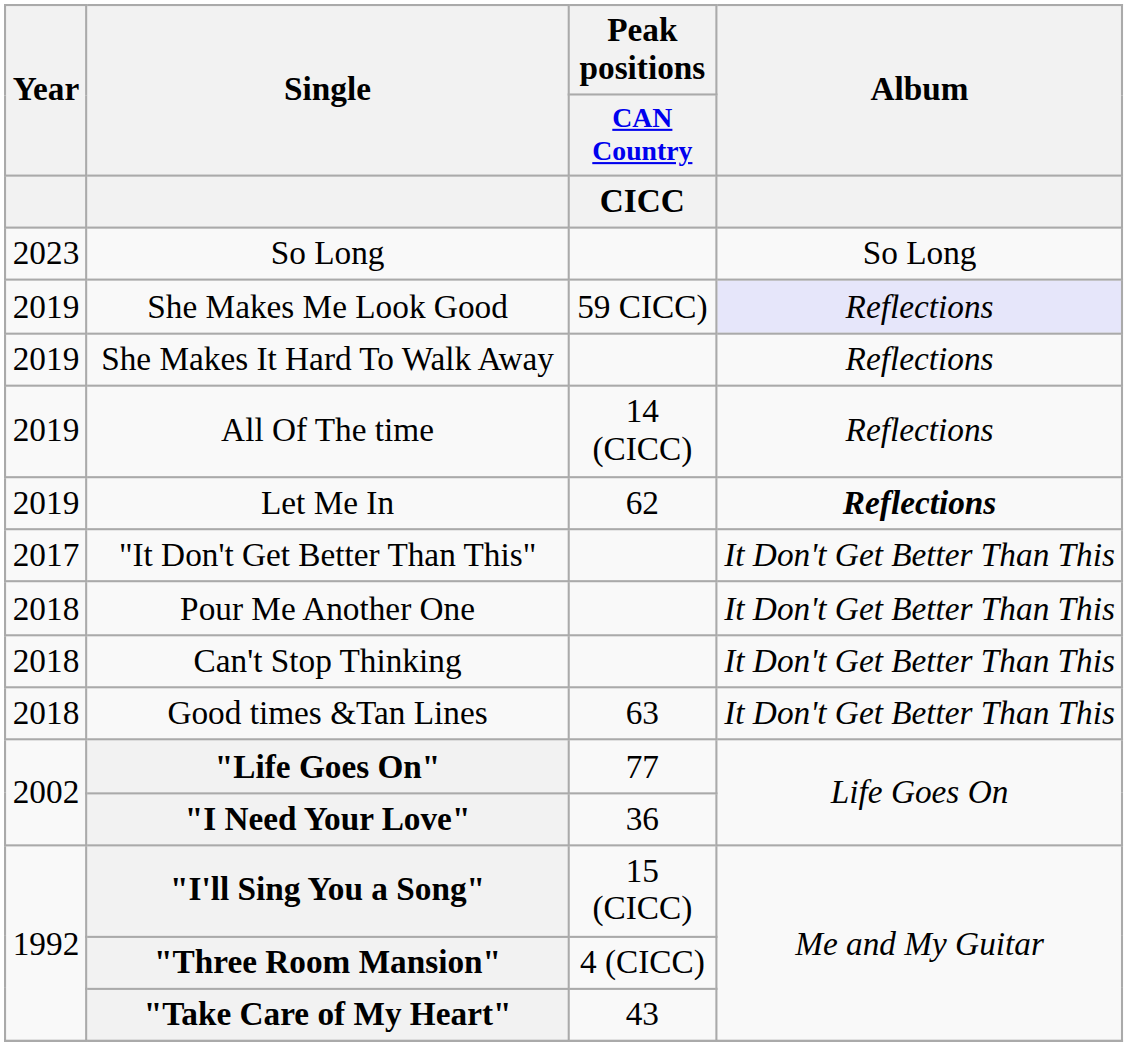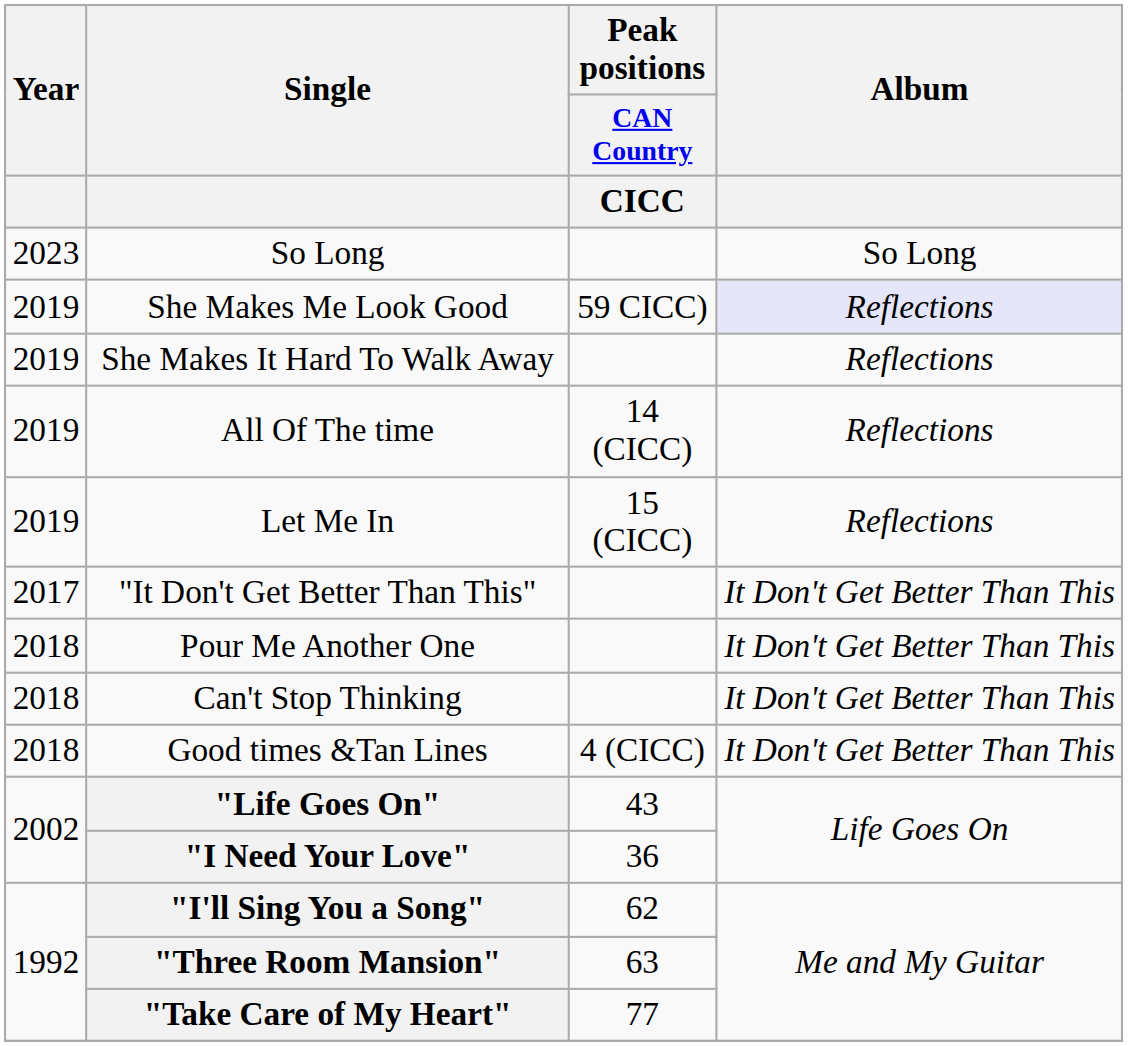(642, 502) 62 -> (642, 520) 15 (CICC)
(920, 502) bold -> (920, 520) normal
(642, 713) 63 -> (642, 750) 4 (CICC)
(642, 766) 77 -> (642, 803) 43
(642, 890) 15 (CICC) -> (642, 909) 62
(642, 961) 4 (CICC) -> (642, 961) 63
(642, 1014) 43 -> (642, 1014) 77
